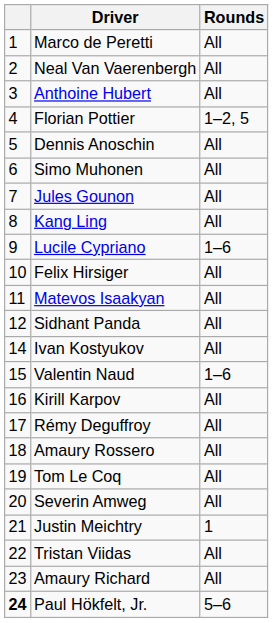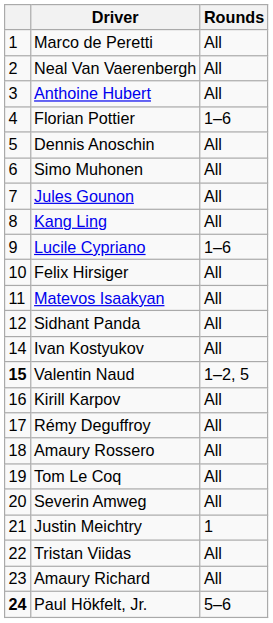(226, 119) 1–2, 5 -> (217, 119) 1–6
(17, 374) normal -> (17, 374) bold
(217, 374) 1–6 -> (226, 374) 1–2, 5
